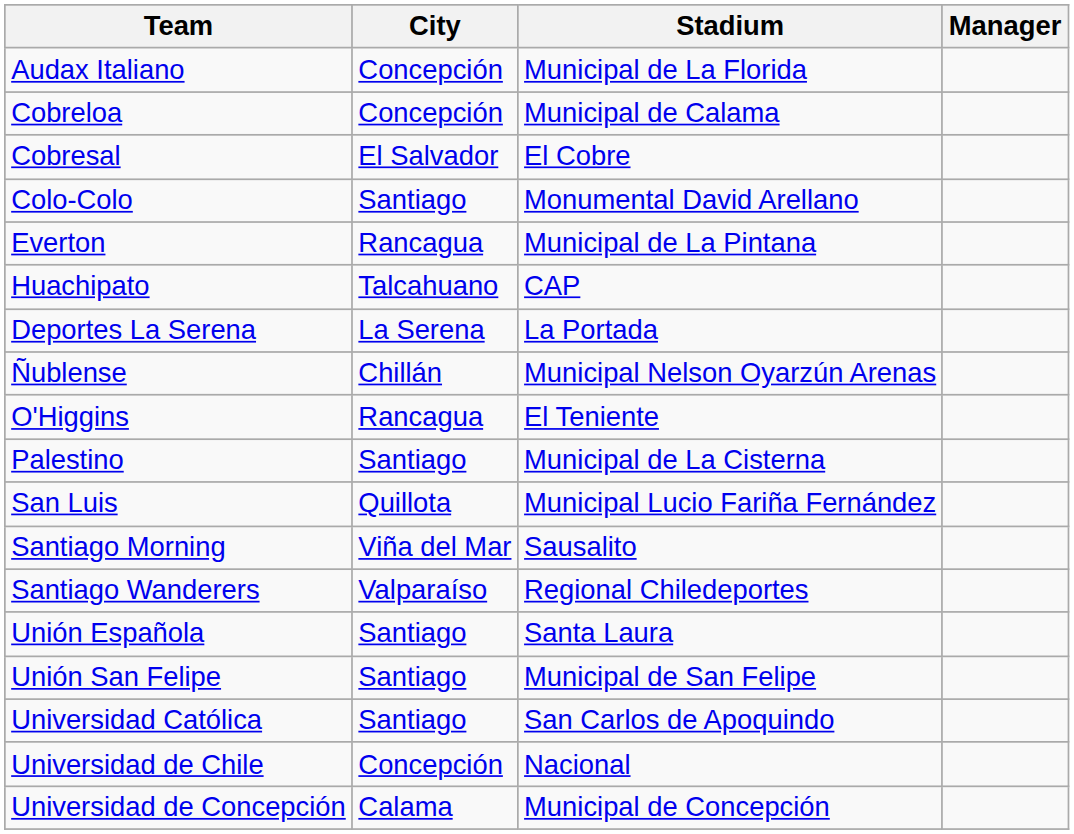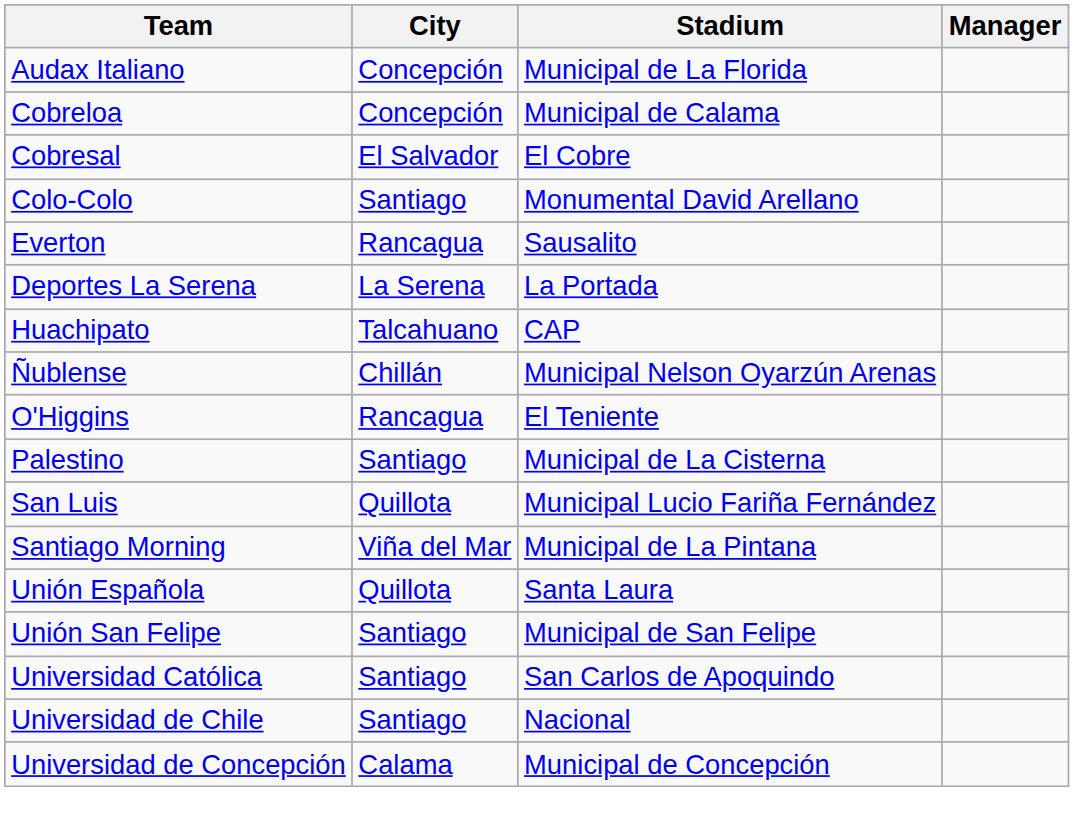(670, 243) Municipal de La Pintana -> (580, 243) Sausalito
rows swapped: (80, 286) <-> (134, 329)
(580, 546) Sausalito -> (670, 546) Municipal de La Pintana
- row: (135, 590)
(412, 633) Santiago -> (405, 590) Quillota
(431, 763) Concepción -> (412, 720) Santiago
